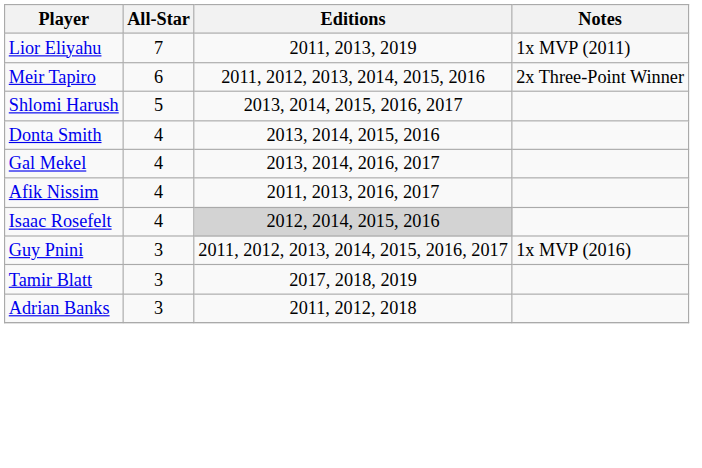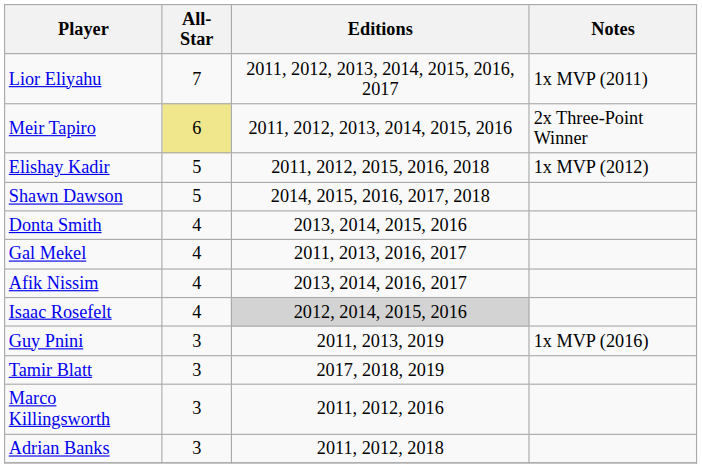(353, 47) 2011, 2013, 2019 -> (380, 78) 2011, 2012, 2013, 2014, 2015, 2016, 2017
(159, 76) no background -> (197, 128) khaki background
+ row: (59, 167)
+ row: (66, 196)
- row: (64, 105)
(353, 163) 2013, 2014, 2016, 2017 -> (380, 254) 2011, 2013, 2016, 2017
(353, 192) 2011, 2013, 2016, 2017 -> (380, 283) 2013, 2014, 2016, 2017
(353, 250) 2011, 2012, 2013, 2014, 2015, 2016, 2017 -> (380, 340) 2011, 2013, 2019
+ row: (59, 408)
